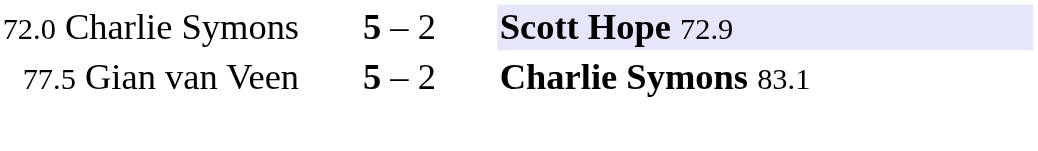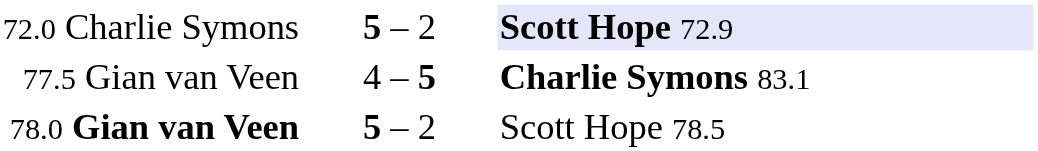(399, 76) 5 – 2 -> (399, 76) 4 – 5
+ row: (154, 127)
